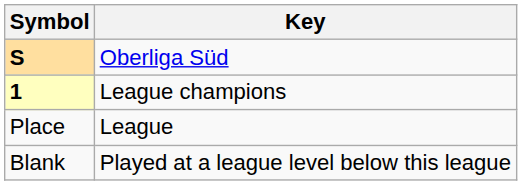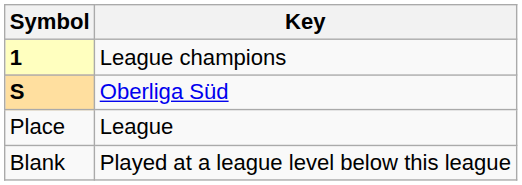rows swapped: (17, 57) <-> (16, 92)
